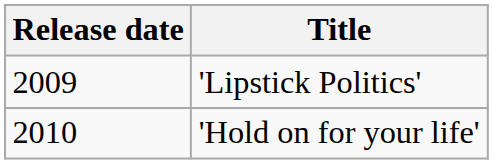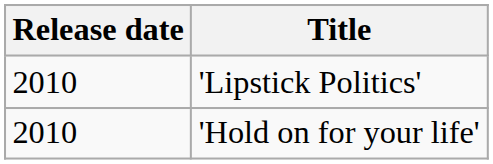(45, 81) 2009 -> (45, 81) 2010
